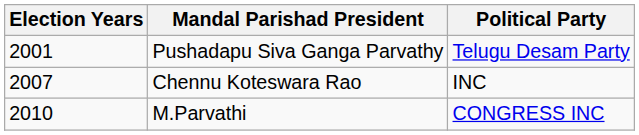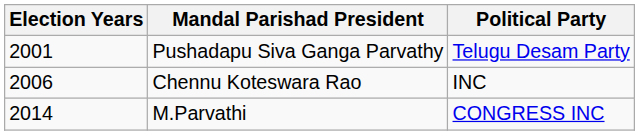(31, 82) 2007 -> (31, 82) 2006
(31, 113) 2010 -> (31, 113) 2014
